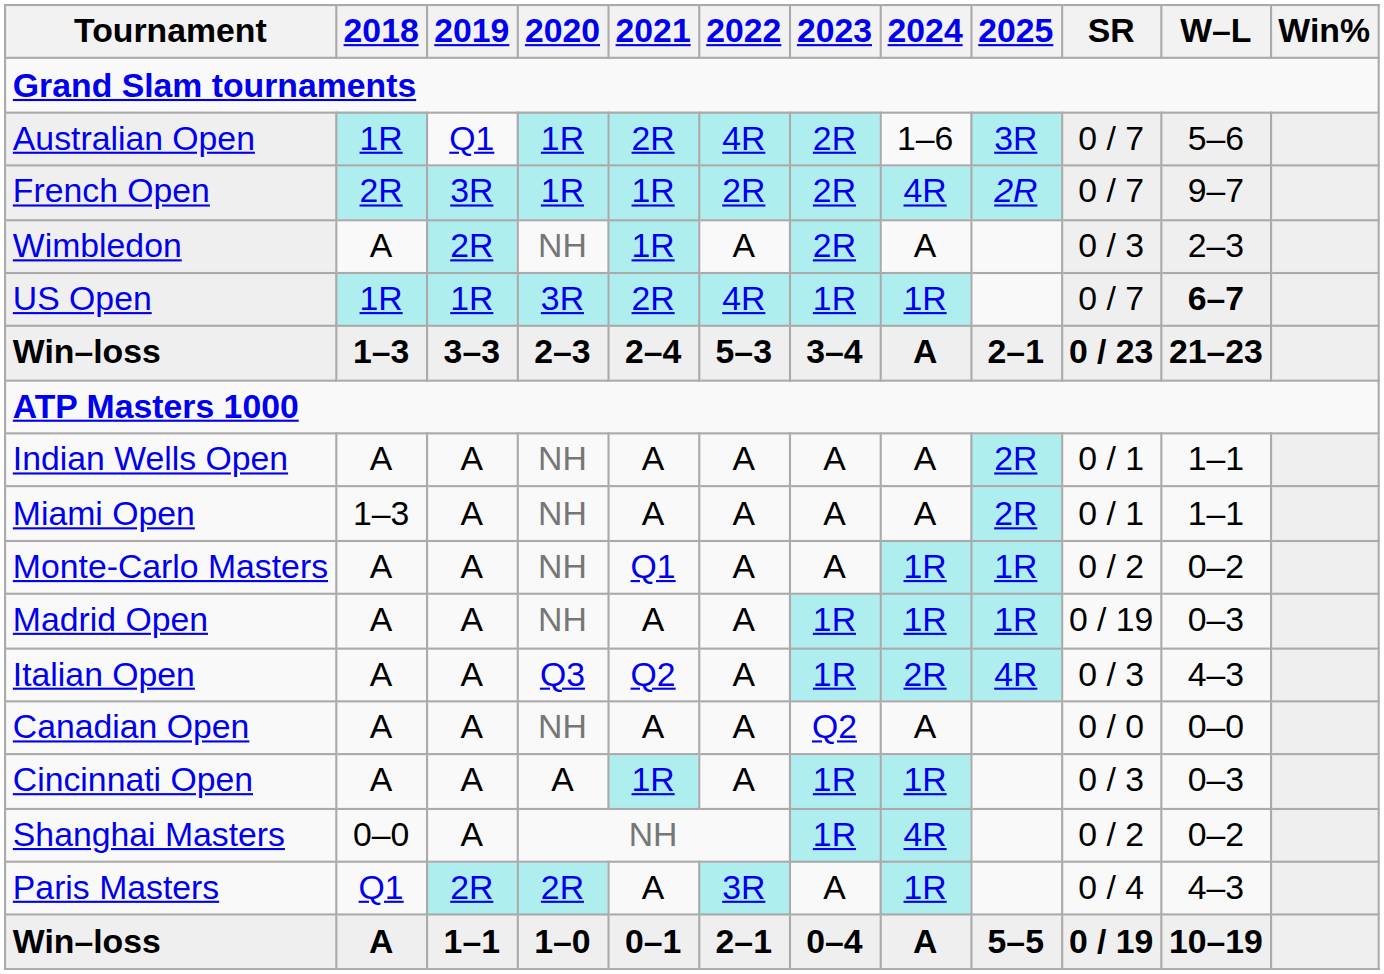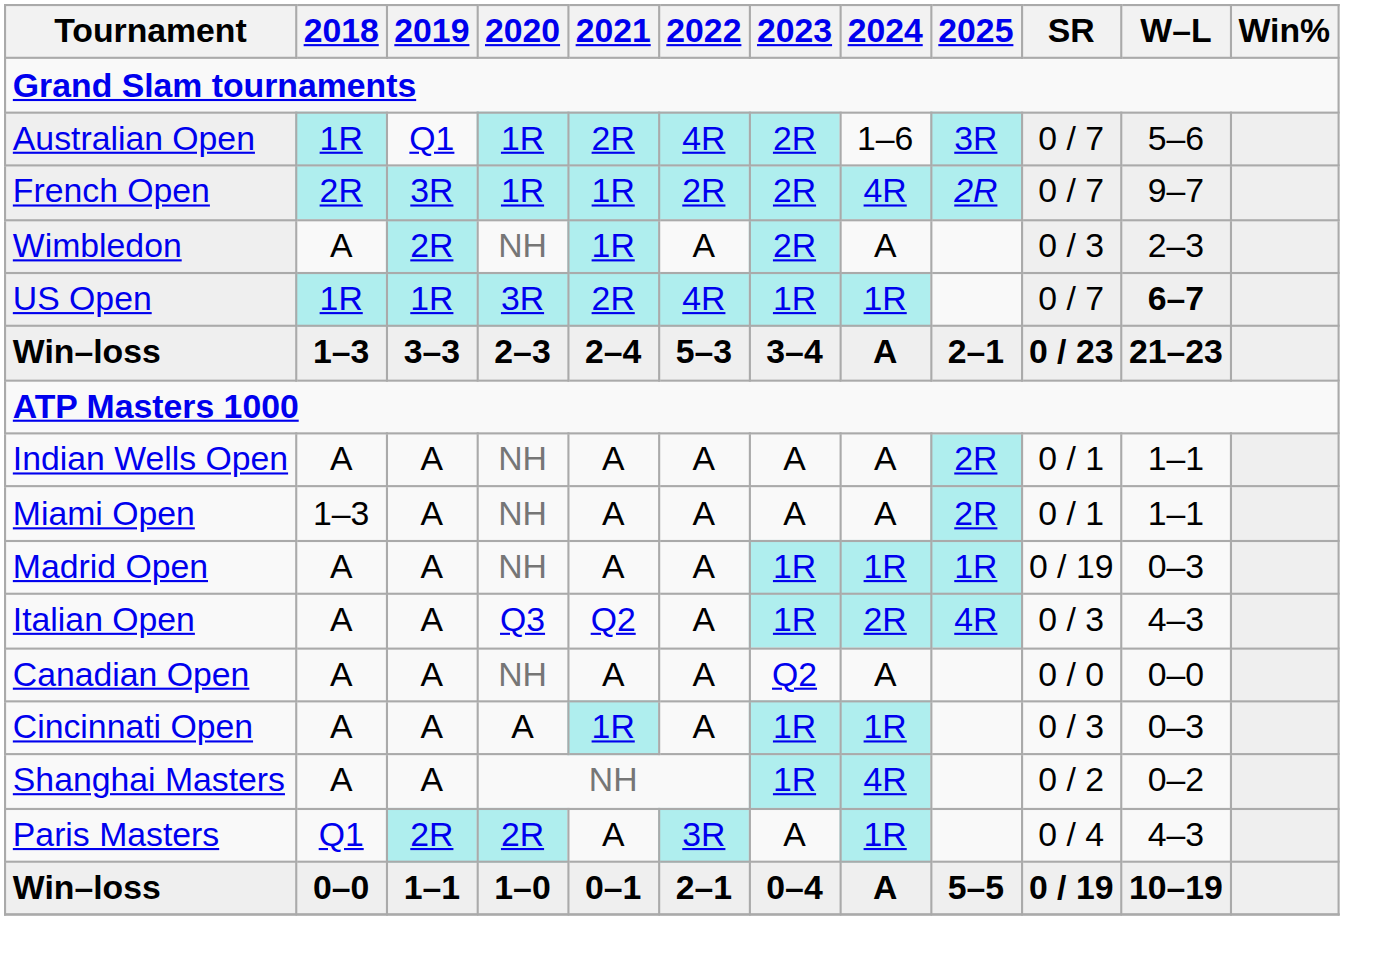- row: (170, 566)
(381, 834) 0–0 -> (341, 780) A
(381, 941) A -> (341, 887) 0–0
